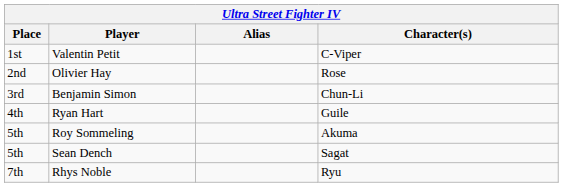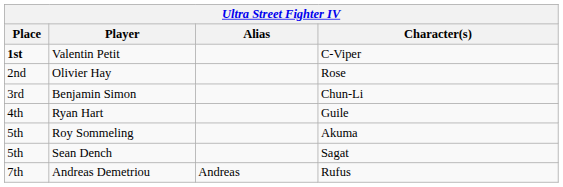(15, 53) normal -> (15, 53) bold
+ row: (101, 172)
- row: (82, 172)
